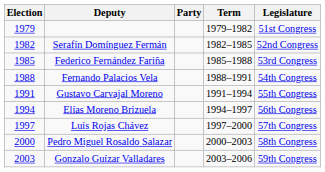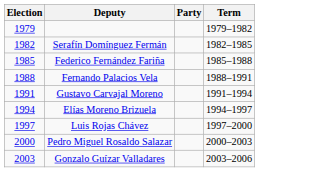- column: (287, 12)
